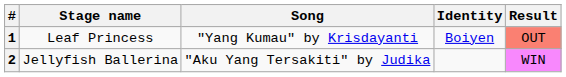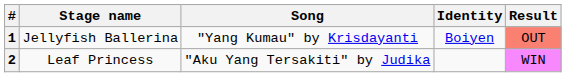(100, 38) Leaf Princess -> (100, 38) Jellyfish Ballerina
(100, 60) Jellyfish Ballerina -> (100, 60) Leaf Princess
